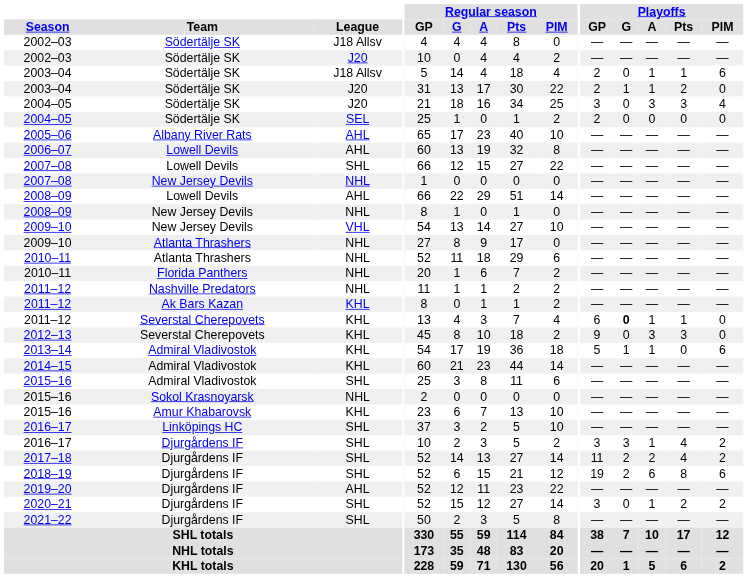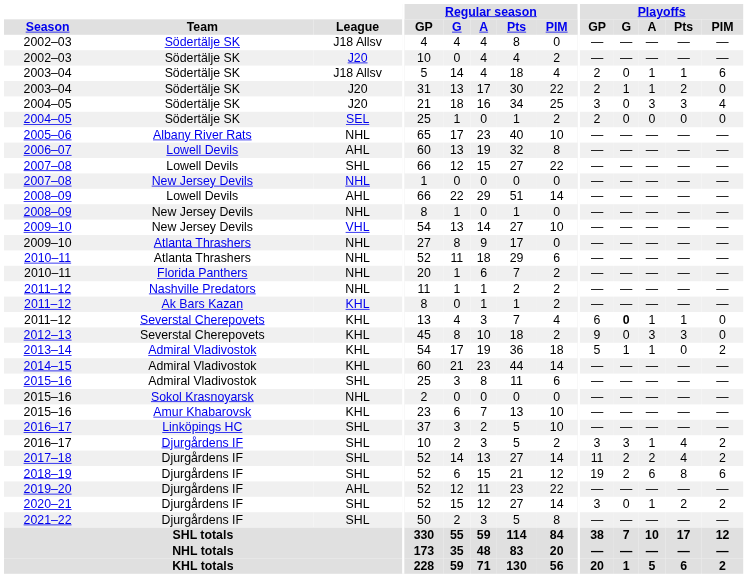(358, 135) AHL -> (358, 135) NHL
(723, 350) 6 -> (723, 350) 2
